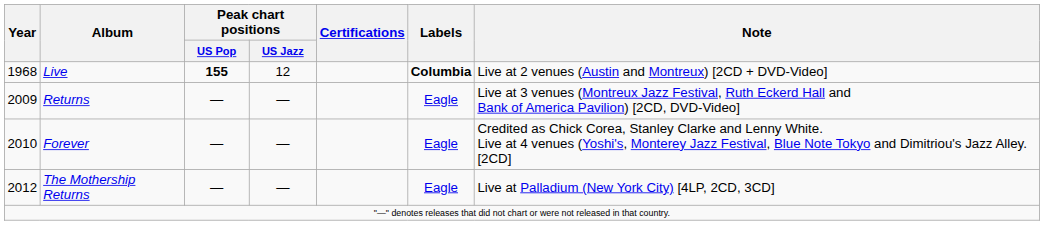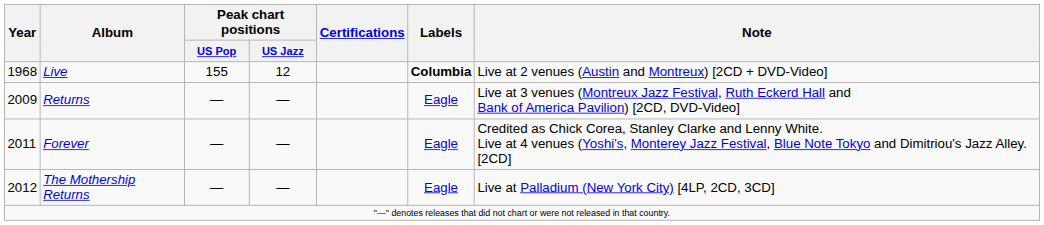(217, 72) bold -> (217, 72) normal
(22, 144) 2010 -> (22, 144) 2011
